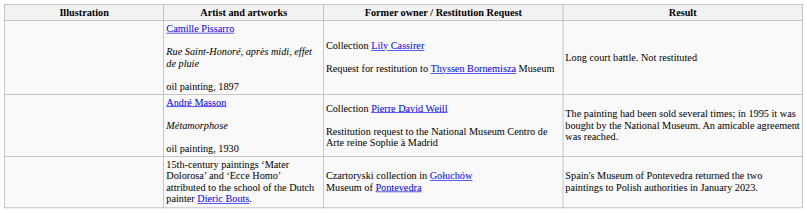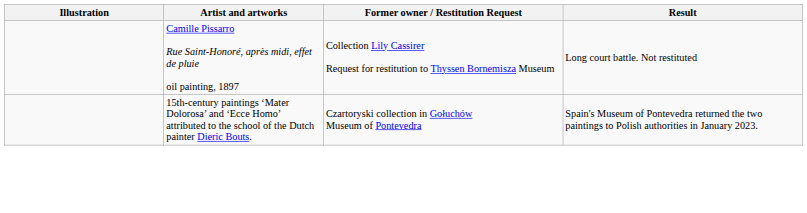- row: (203, 125)
